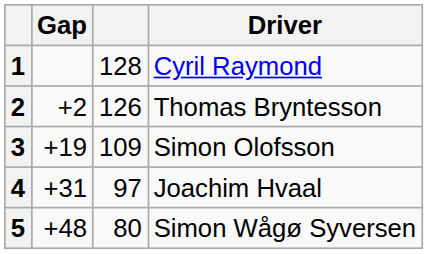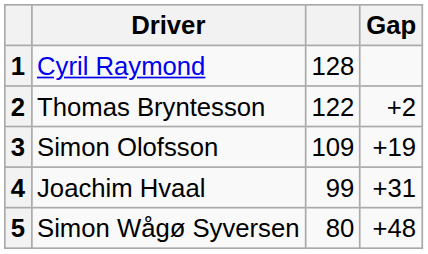columns swapped: (285, 25) <-> (62, 25)
(120, 107) 126 -> (333, 107) 122
(127, 188) 97 -> (340, 188) 99
